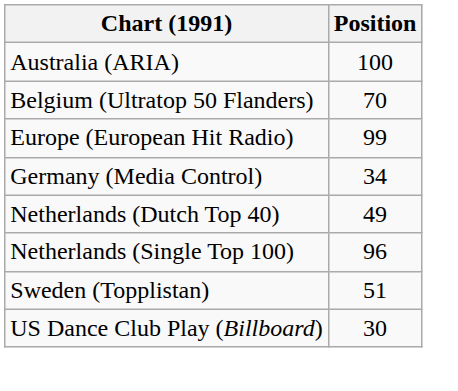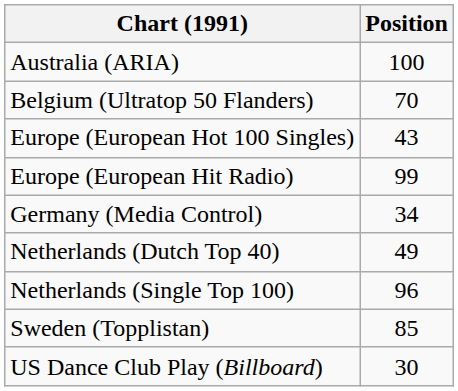+ row: (182, 137)
(375, 289) 51 -> (407, 328) 85
